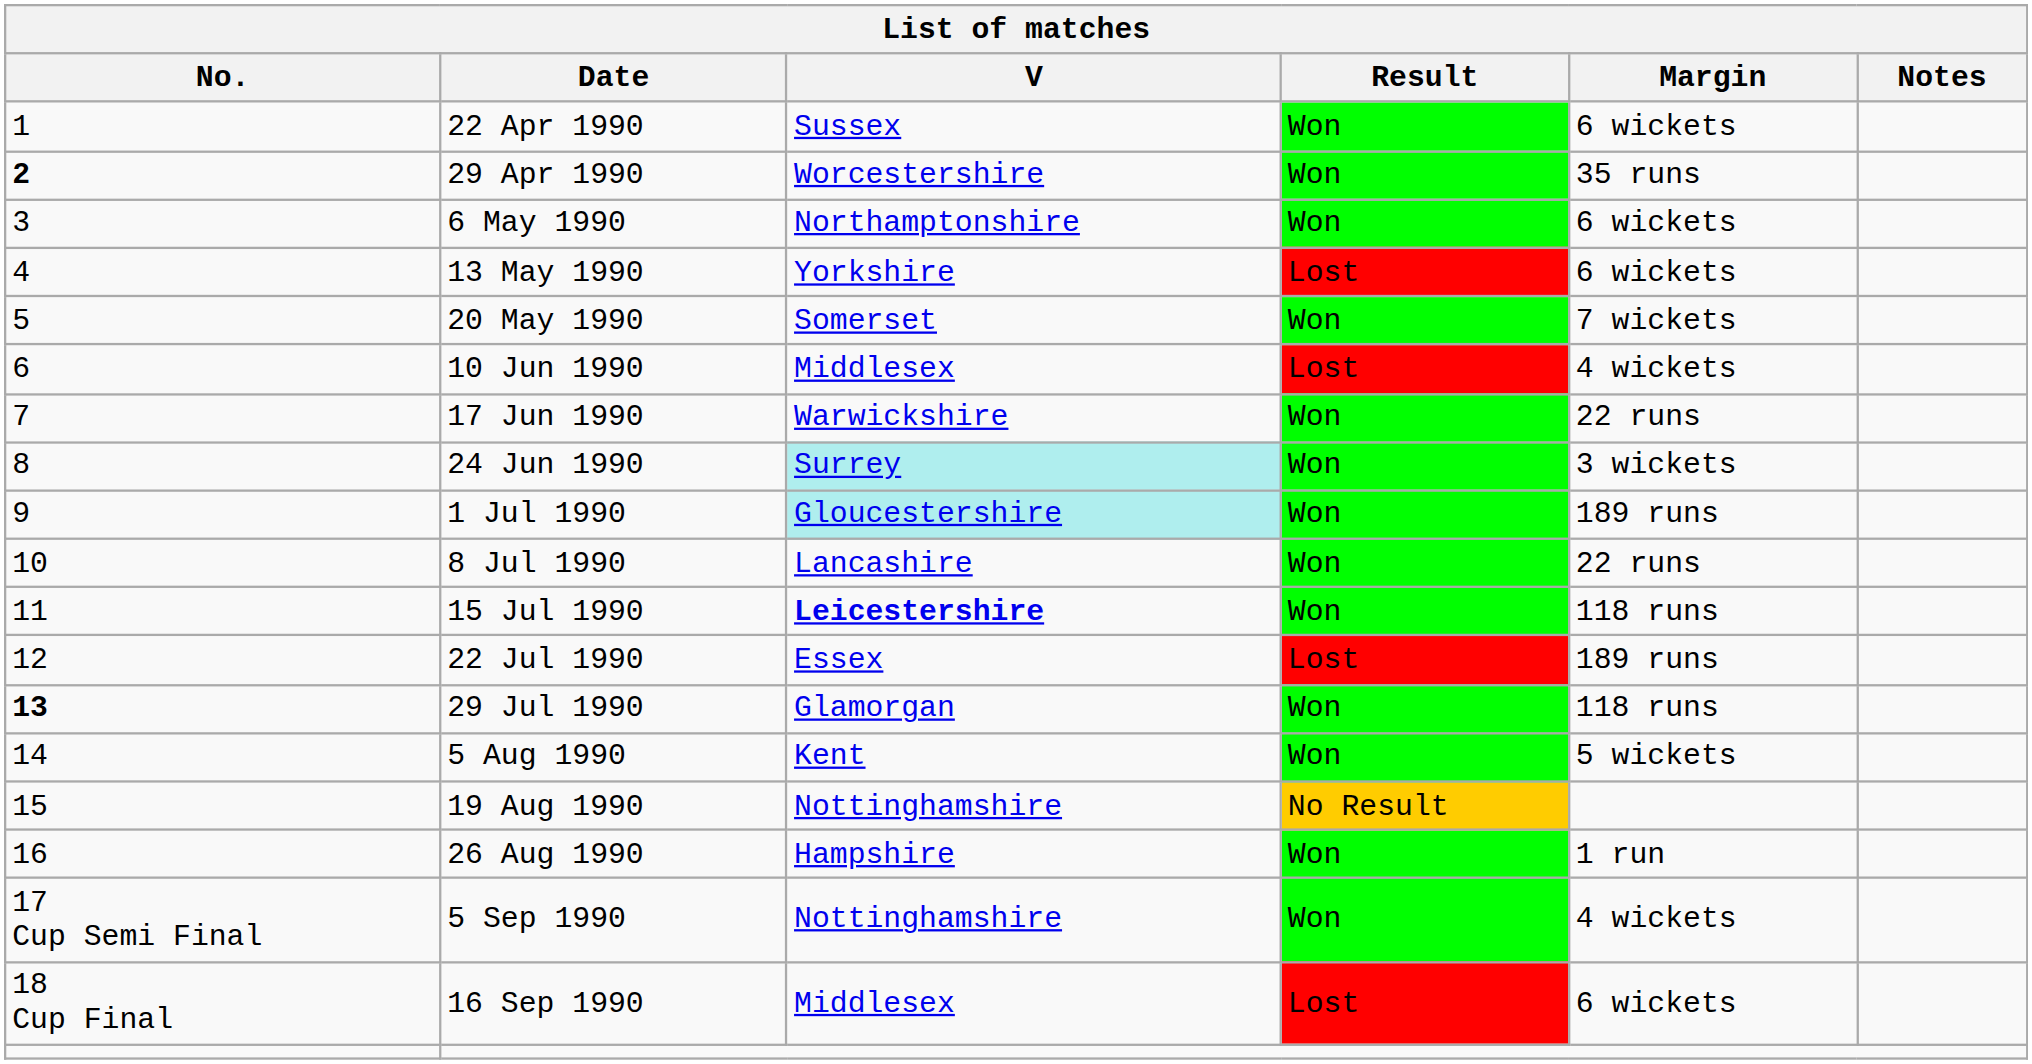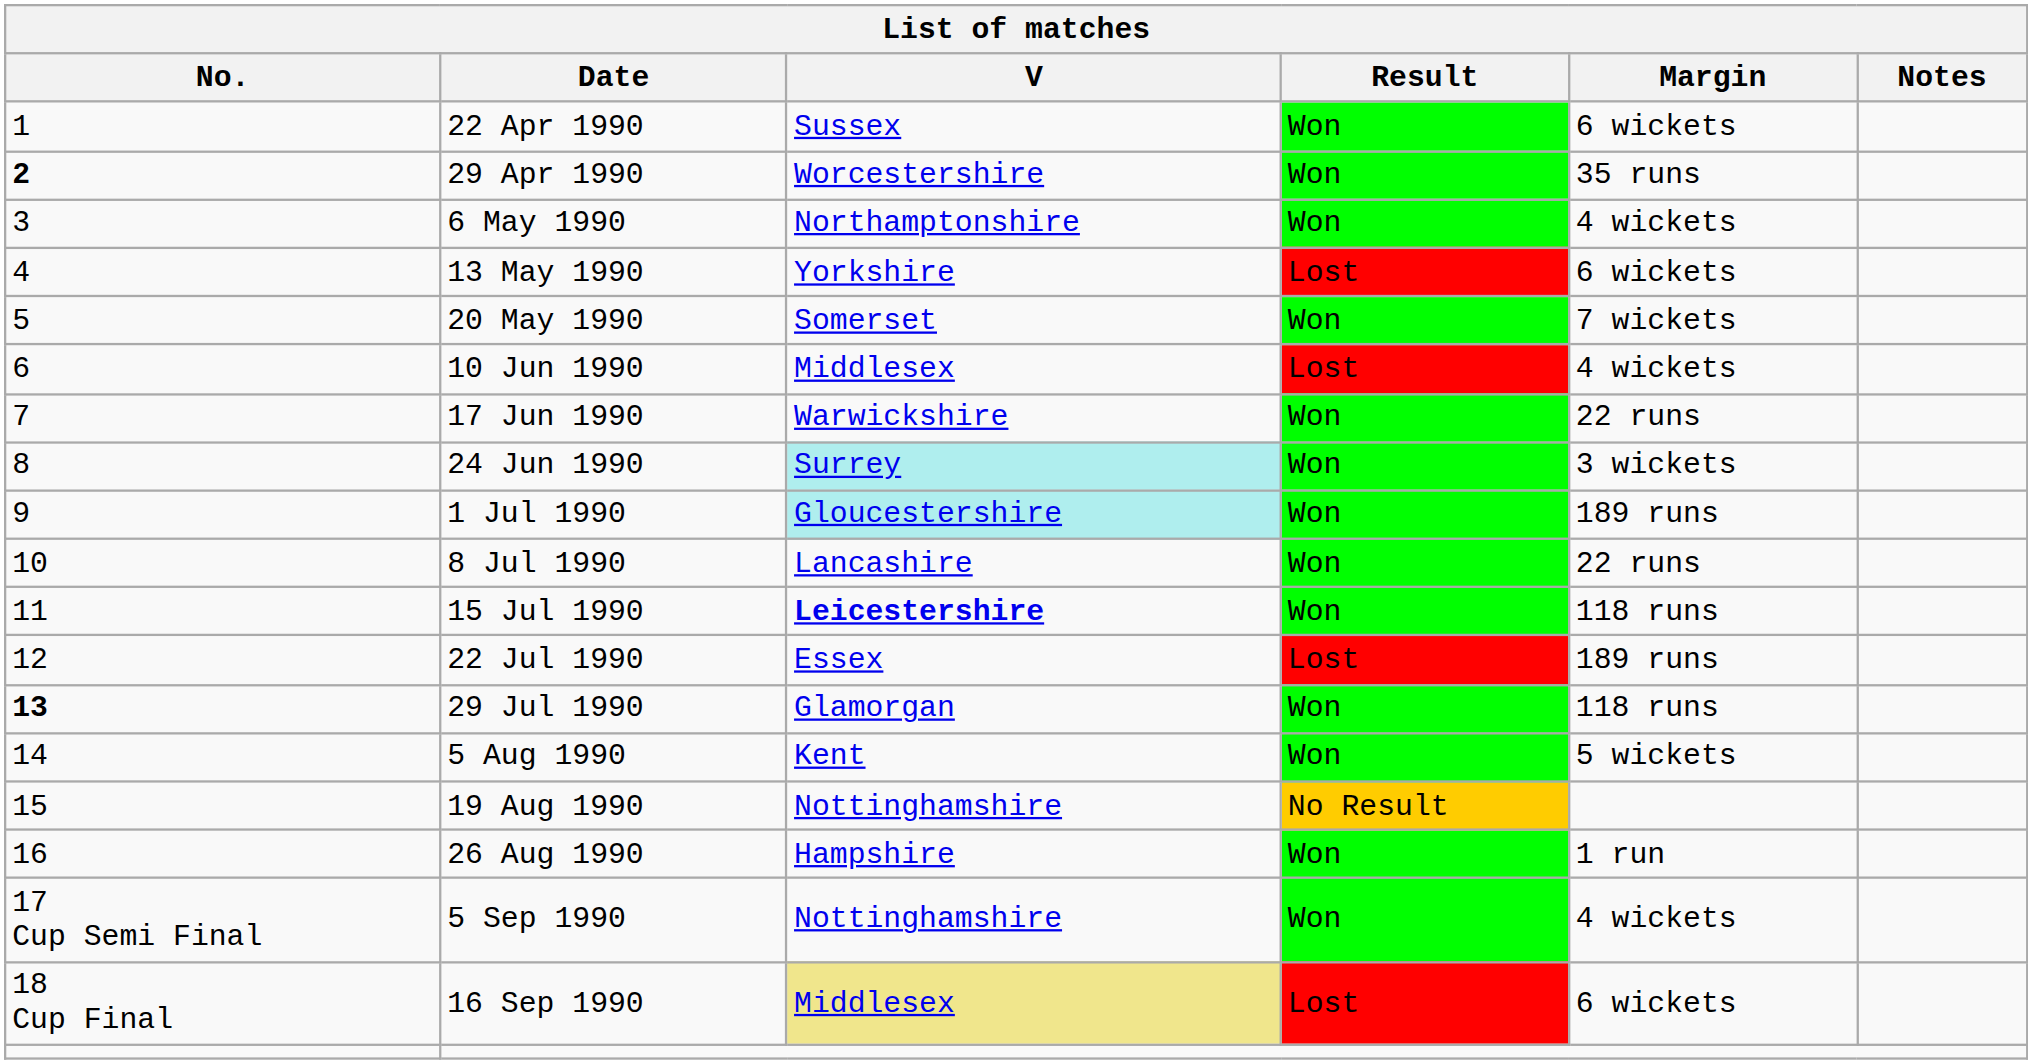(1656, 223) 6 wickets -> (1656, 223) 4 wickets
(874, 1003) no background -> (874, 1003) khaki background
